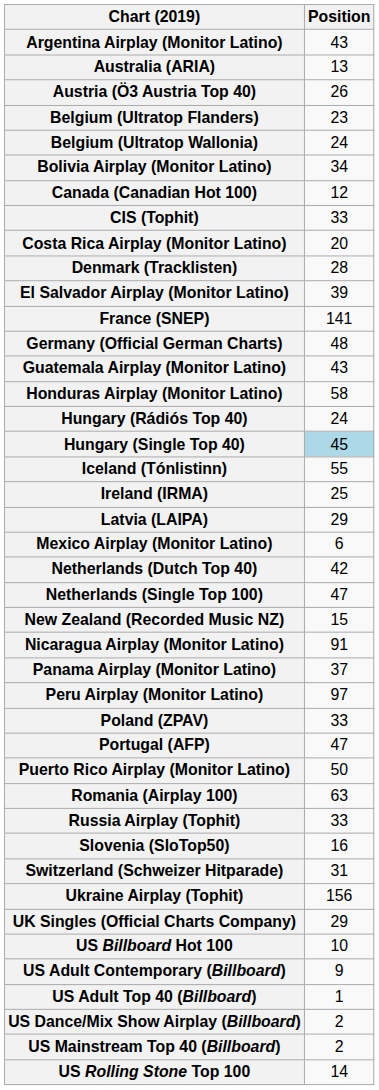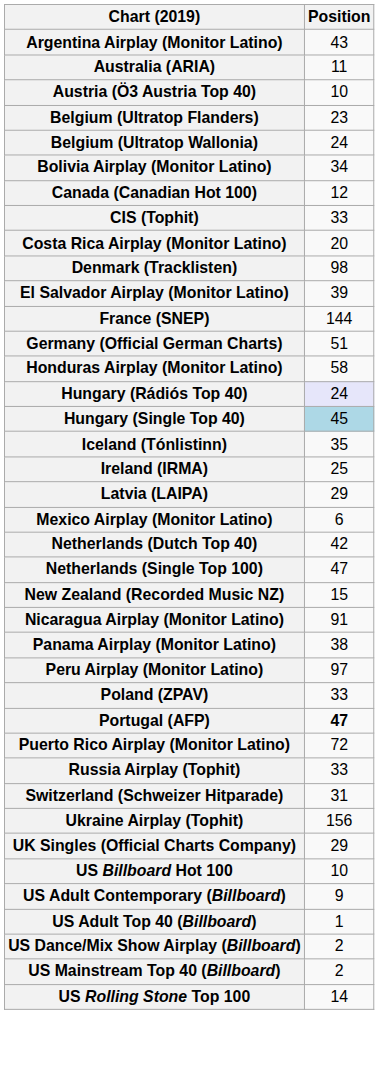(339, 67) 13 -> (339, 67) 11
(339, 92) 26 -> (339, 92) 10
(339, 268) 28 -> (339, 268) 98
(339, 318) 141 -> (339, 318) 144
(339, 343) 48 -> (339, 343) 51
- row: (154, 368)
(339, 419) no background -> (339, 393) lavender background
(339, 469) 55 -> (339, 444) 35
(339, 670) 37 -> (339, 645) 38
(339, 745) normal -> (339, 720) bold
(339, 770) 50 -> (339, 745) 72
- row: (154, 795)
- row: (154, 846)
